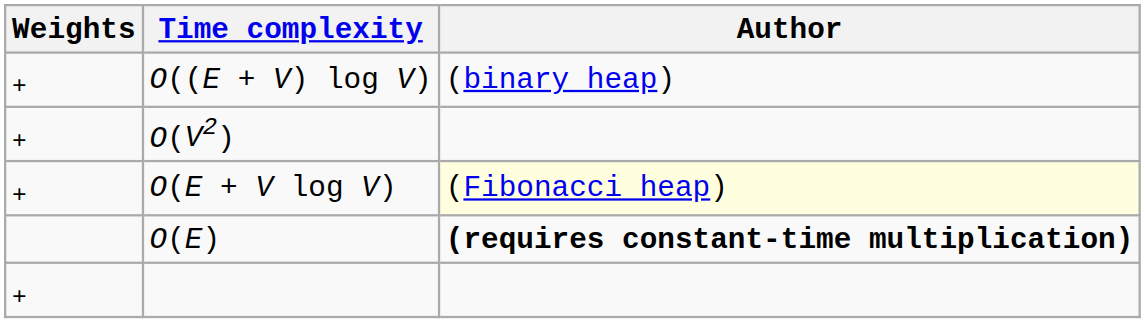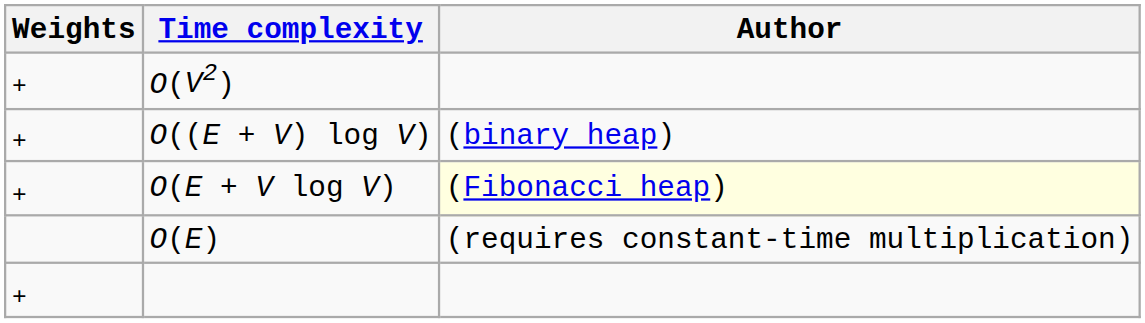rows swapped: (192, 134) <-> (291, 80)
(790, 240) bold -> (790, 240) normal
